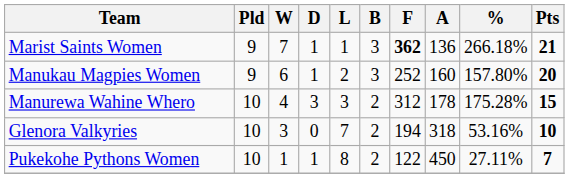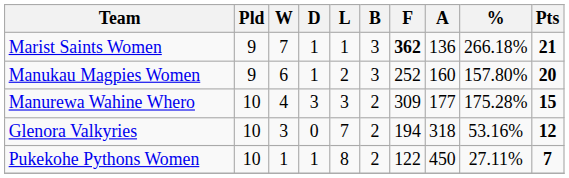(408, 103) 312 -> (408, 103) 309
(442, 103) 178 -> (442, 103) 177
(548, 131) 10 -> (548, 131) 12
